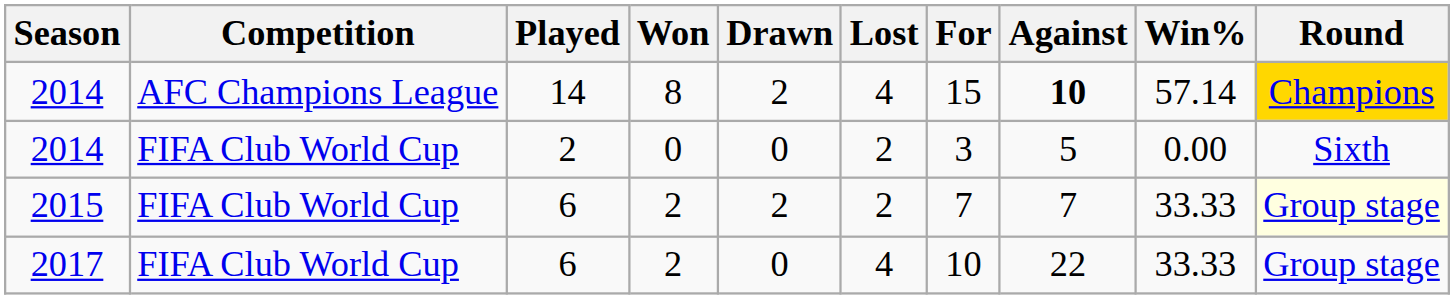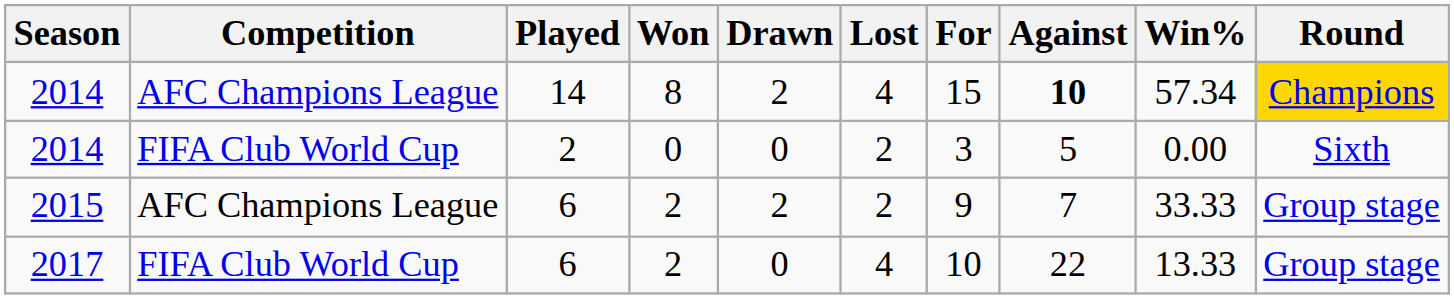(1195, 90) 57.14 -> (1195, 90) 57.34
(298, 206) FIFA Club World Cup -> (318, 206) AFC Champions League
(963, 206) 7 -> (963, 206) 9
(1352, 206) lightyellow background -> (1352, 206) no background
(1195, 263) 33.33 -> (1195, 263) 13.33
